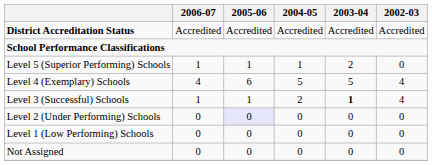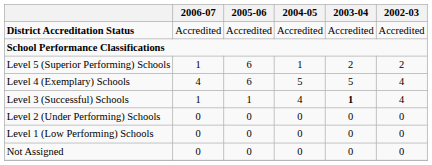(249, 65) 1 -> (249, 65) 6
(402, 65) 0 -> (402, 65) 2
(300, 99) 2 -> (300, 99) 4
(249, 117) lavender background -> (249, 117) no background
